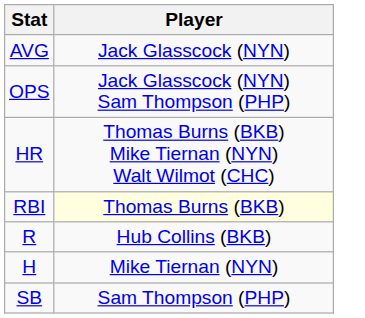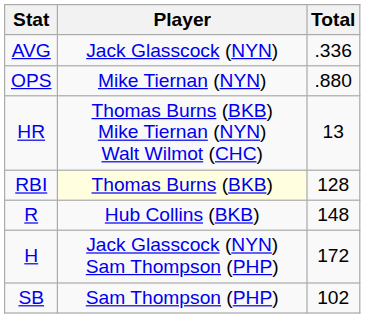+ column: (333, 19)
(194, 91) Jack Glasscock (NYN) Sam Thompson (PHP) -> (182, 80) Mike Tiernan (NYN)
(194, 267) Mike Tiernan (NYN) -> (182, 256) Jack Glasscock (NYN) Sam Thompson (PHP)
